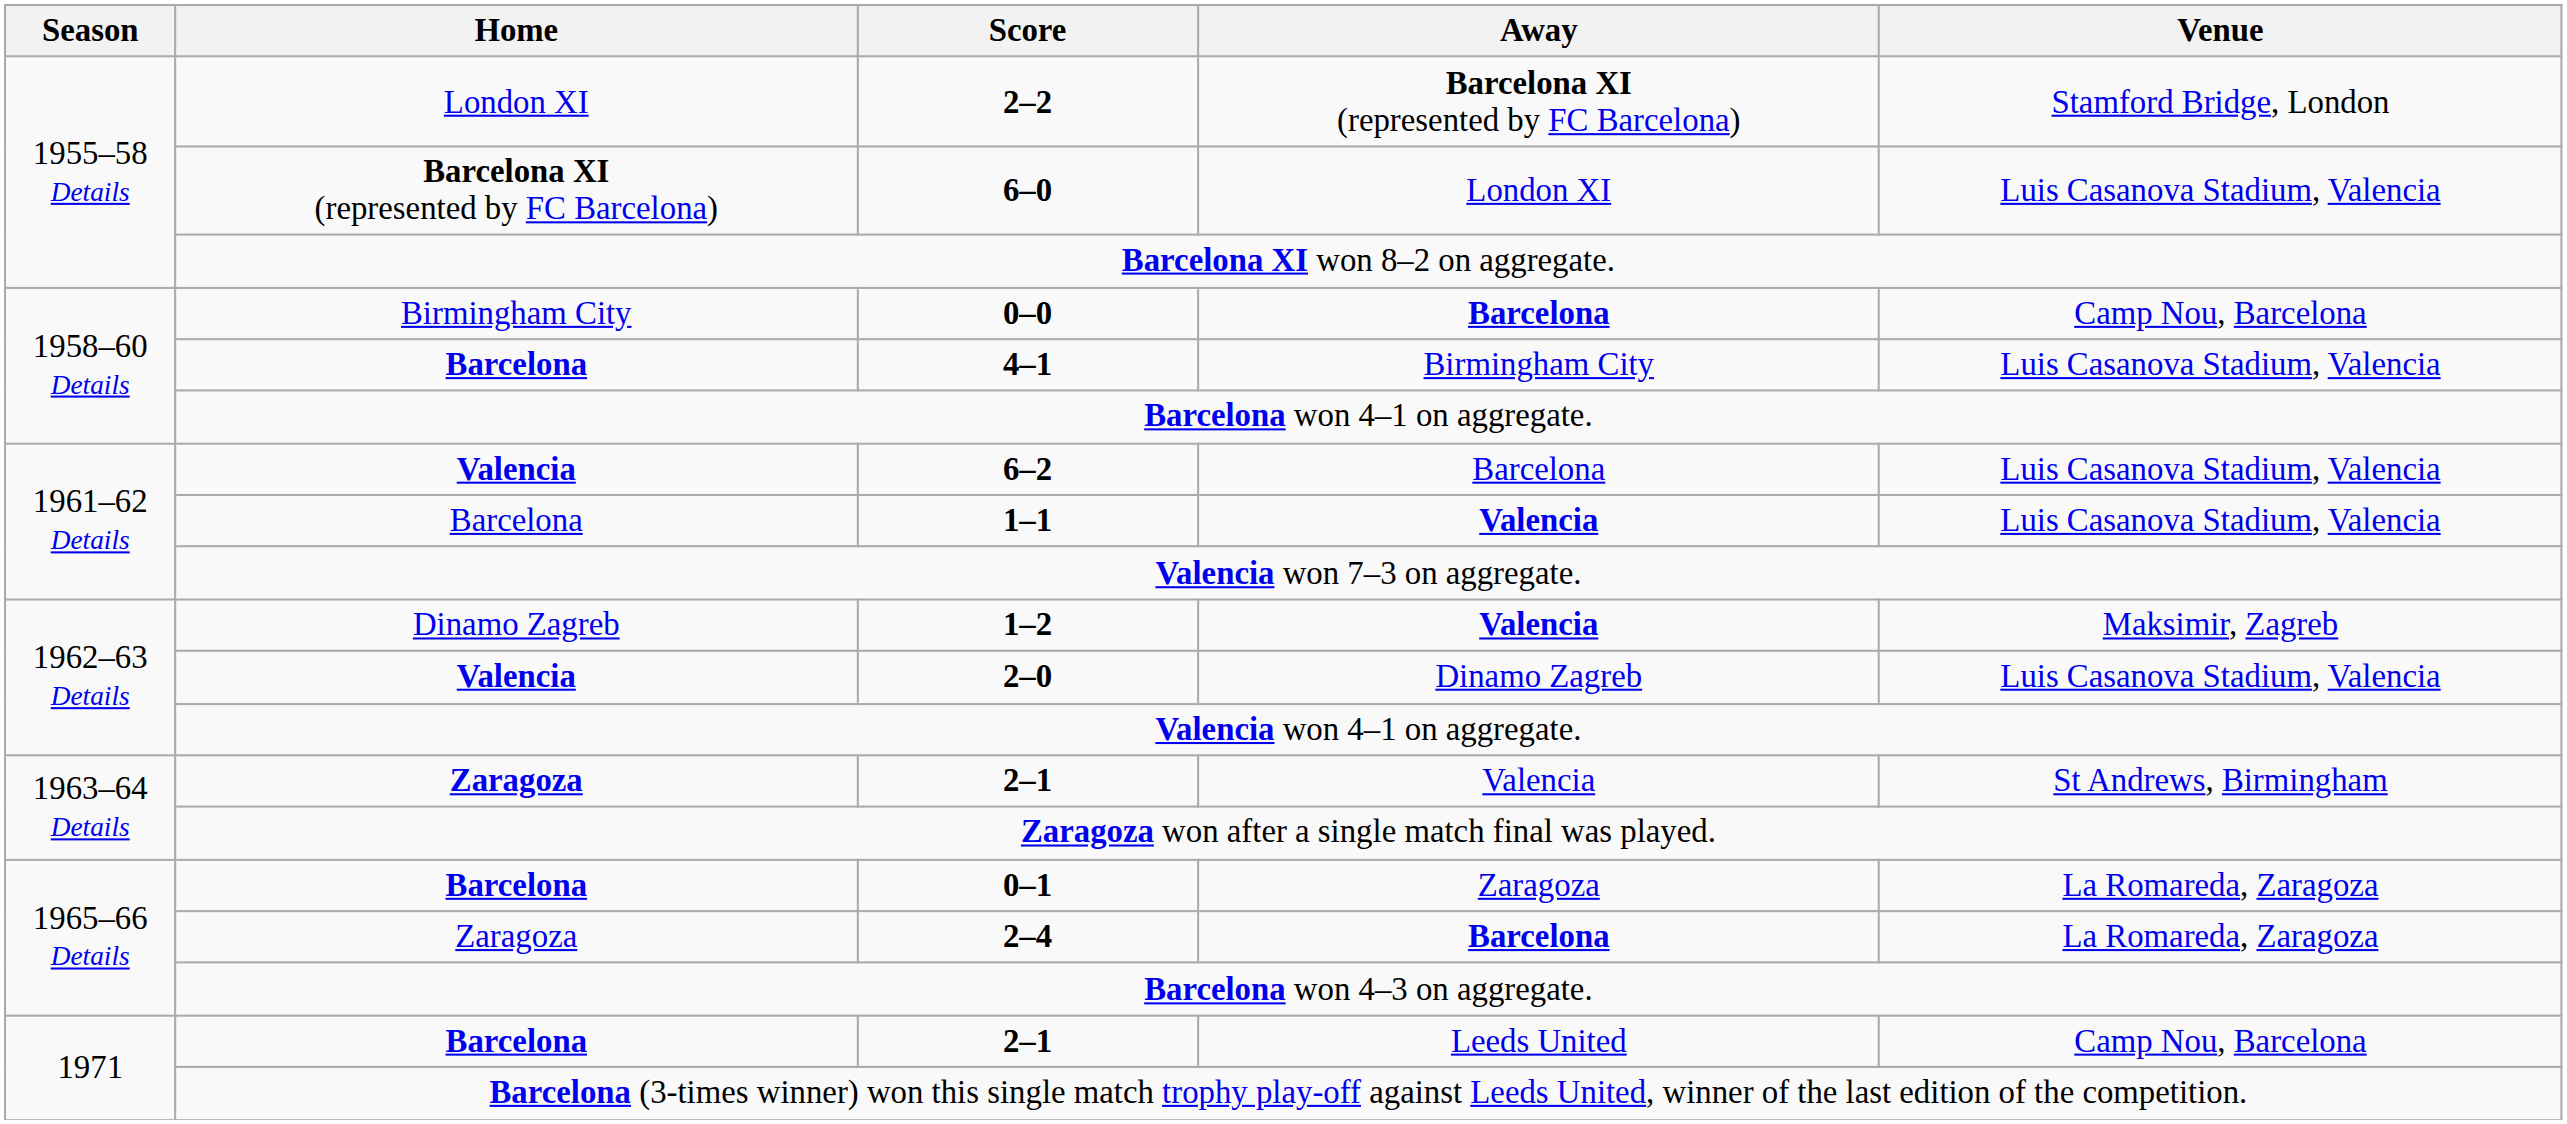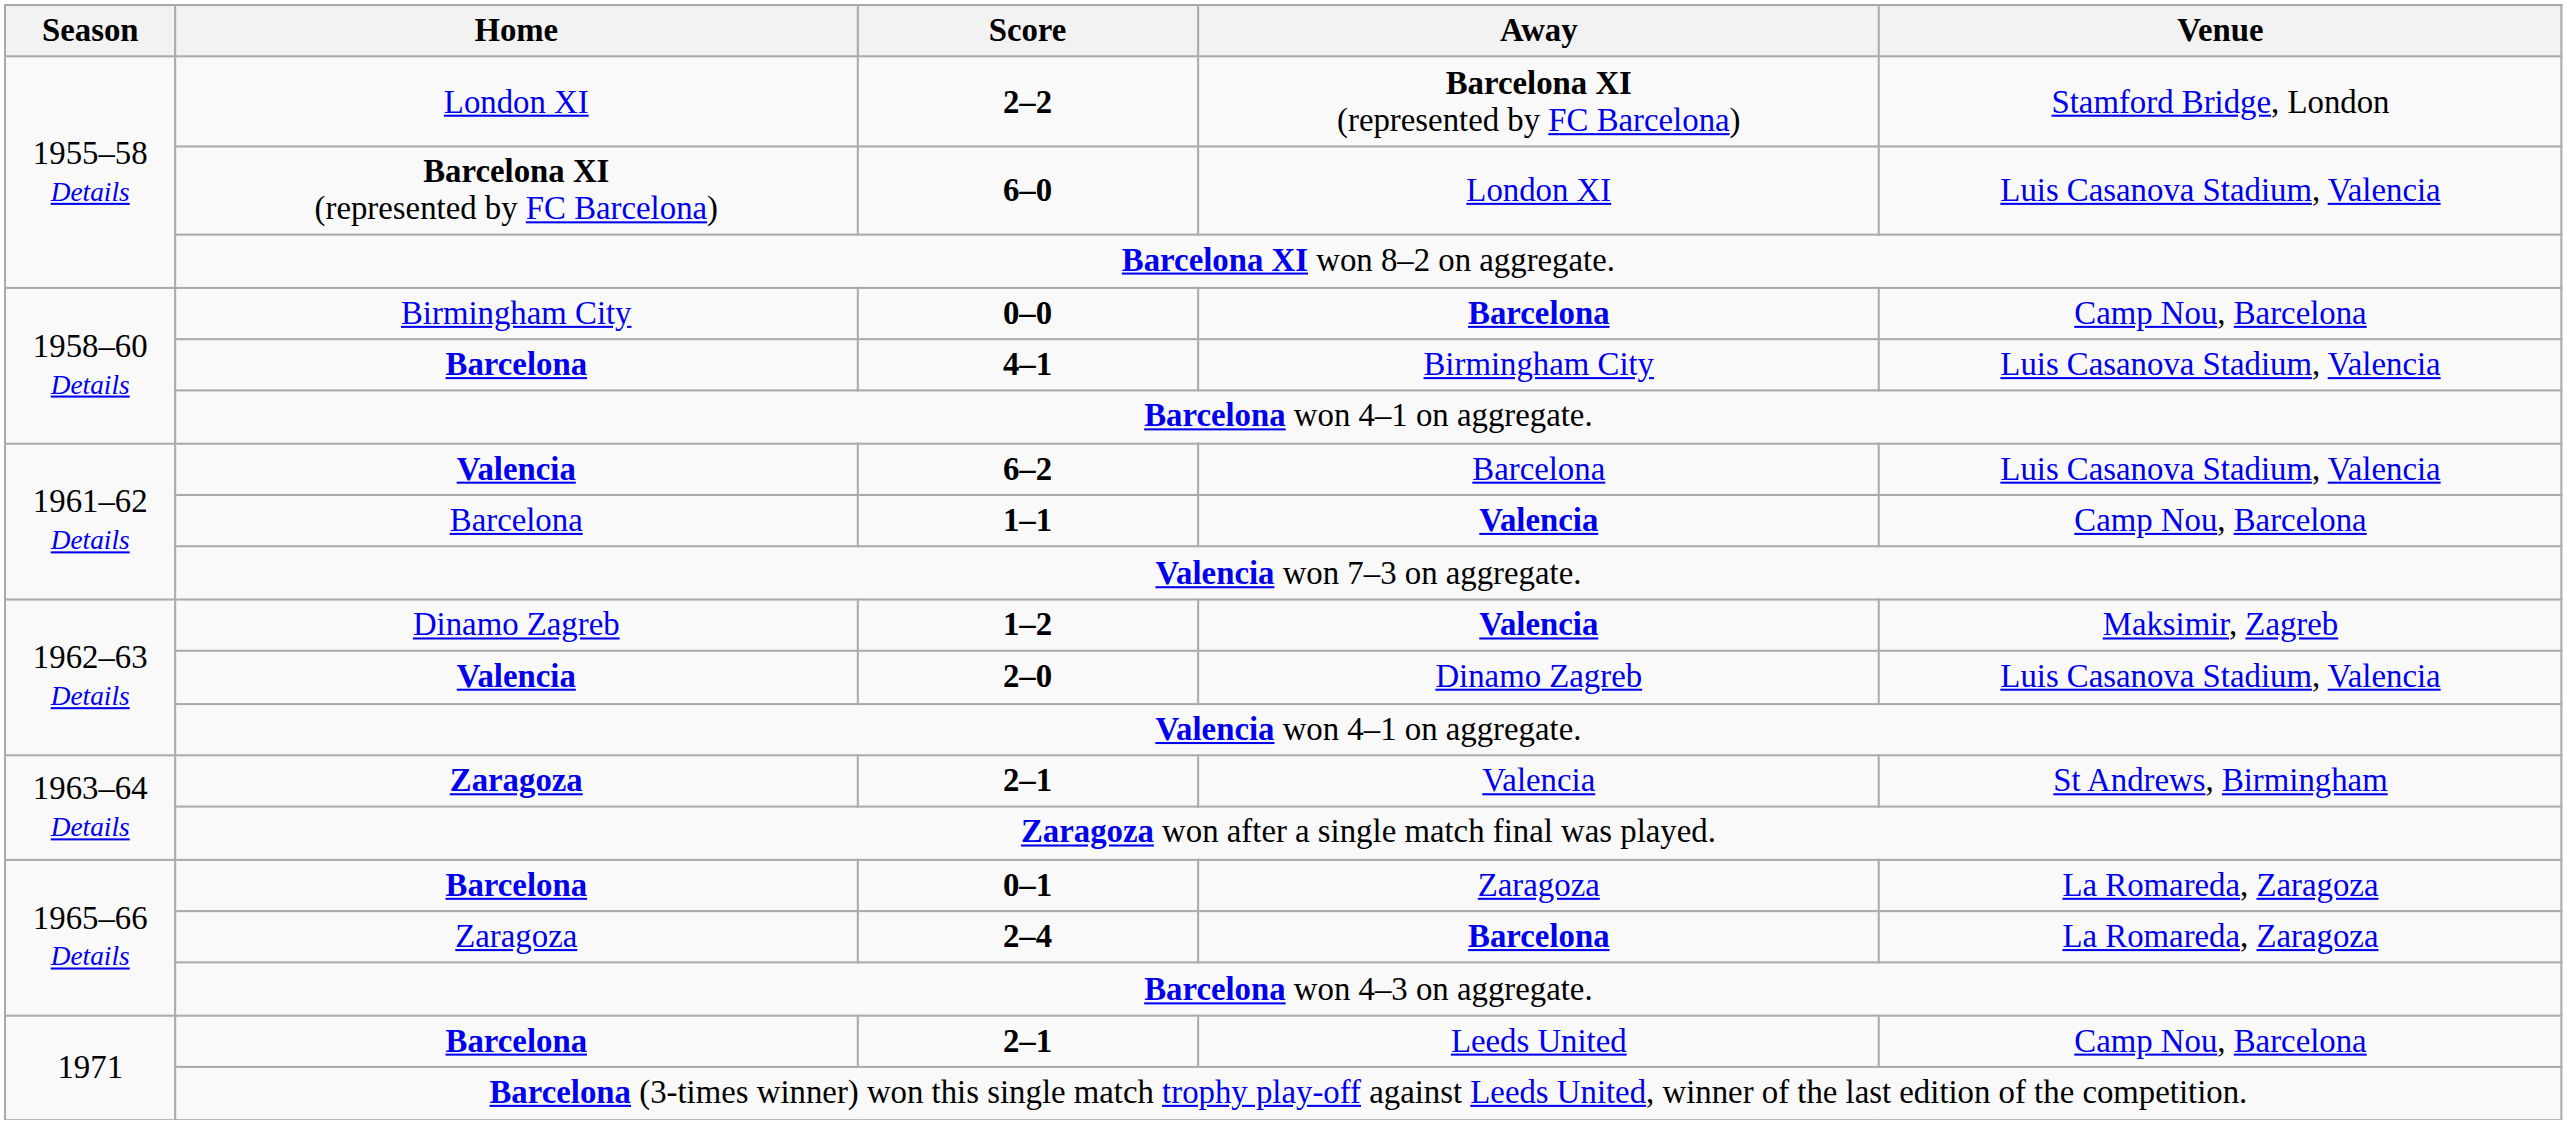(2220, 520) Luis Casanova Stadium, Valencia -> (2220, 520) Camp Nou, Barcelona
